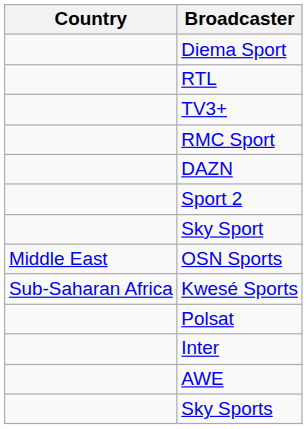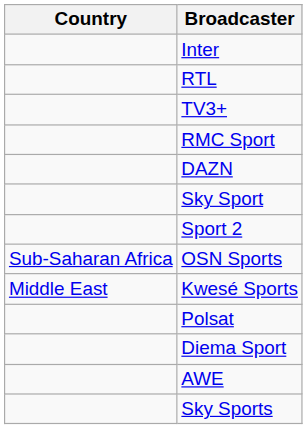rows swapped: (234, 49) <-> (200, 348)
rows swapped: (212, 199) <-> (222, 229)
(58, 259) Middle East -> (91, 259) Sub-Saharan Africa
(91, 288) Sub-Saharan Africa -> (58, 288) Middle East
